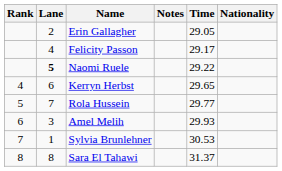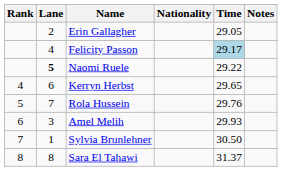columns swapped: (247, 13) <-> (170, 13)
(202, 49) no background -> (229, 49) lightblue background
(202, 103) 29.77 -> (229, 103) 29.76
(202, 139) 30.53 -> (229, 139) 30.50
